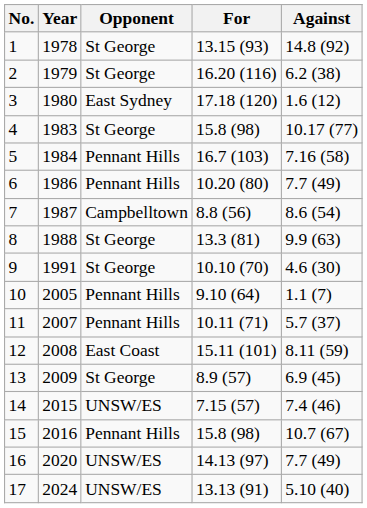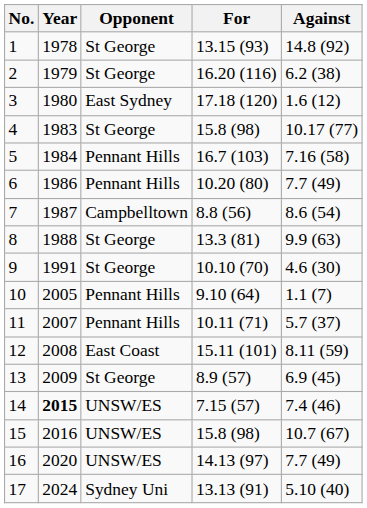(60, 405) normal -> (60, 405) bold
(132, 433) Pennant Hills -> (123, 433) UNSW/ES
(123, 488) UNSW/ES -> (127, 488) Sydney Uni
